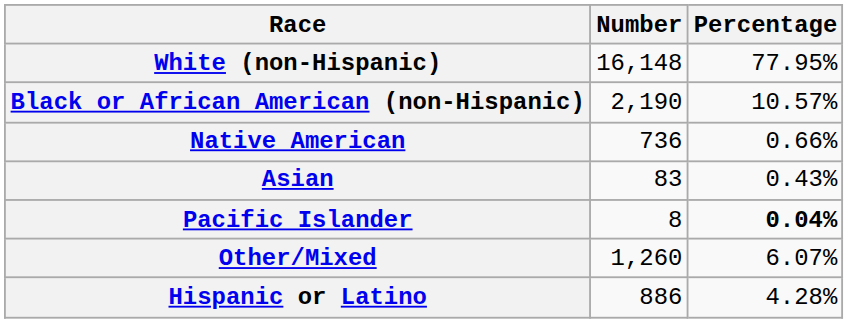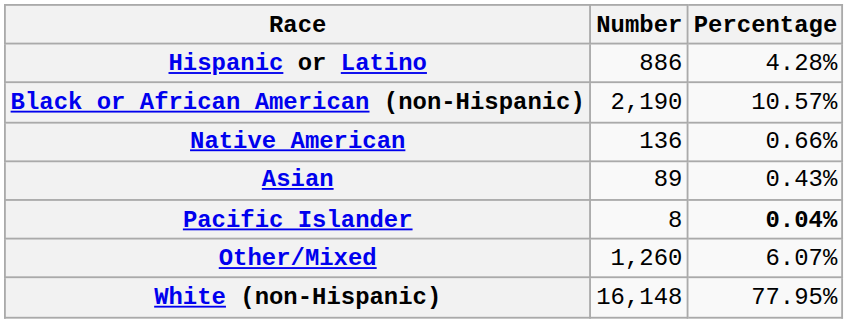rows swapped: (298, 63) <-> (298, 297)
(661, 141) 736 -> (661, 141) 136
(668, 180) 83 -> (668, 180) 89
